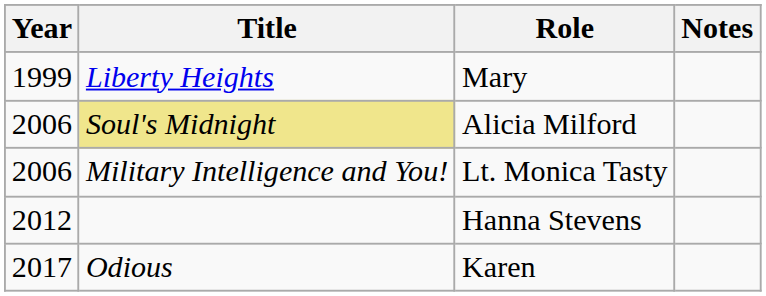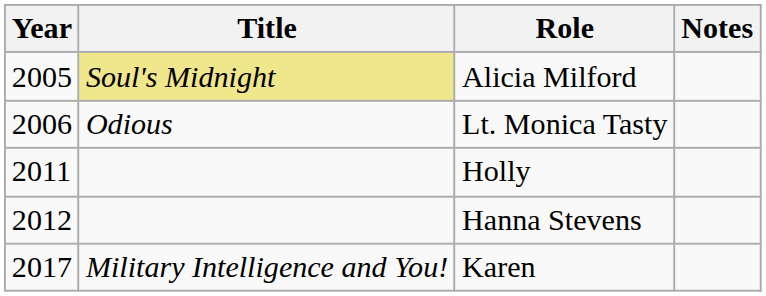- row: (495, 76)
(42, 123) 2006 -> (42, 76) 2005
(267, 171) Military Intelligence and You! -> (129, 123) Odious
+ row: (496, 171)
(129, 266) Odious -> (267, 266) Military Intelligence and You!
